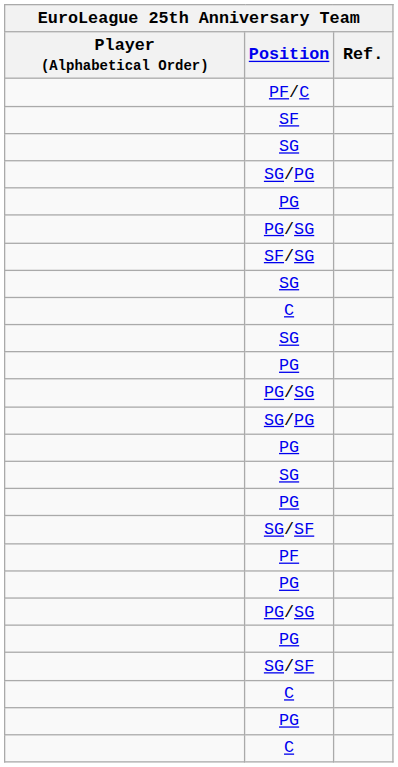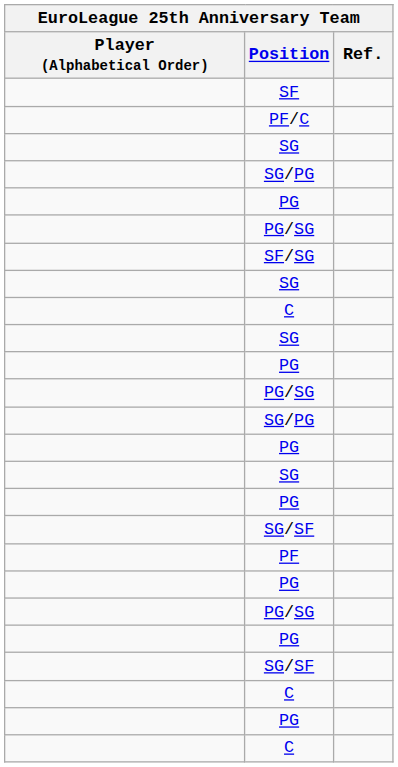rows swapped: (125, 92) <-> (125, 120)
